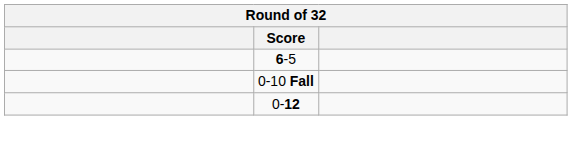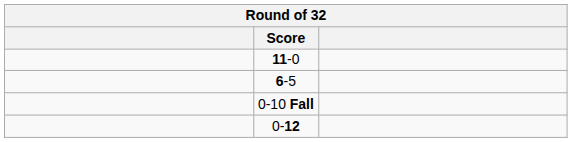+ row: (286, 60)
